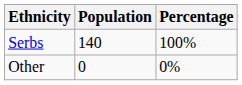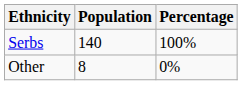(82, 67) 0 -> (82, 67) 8
